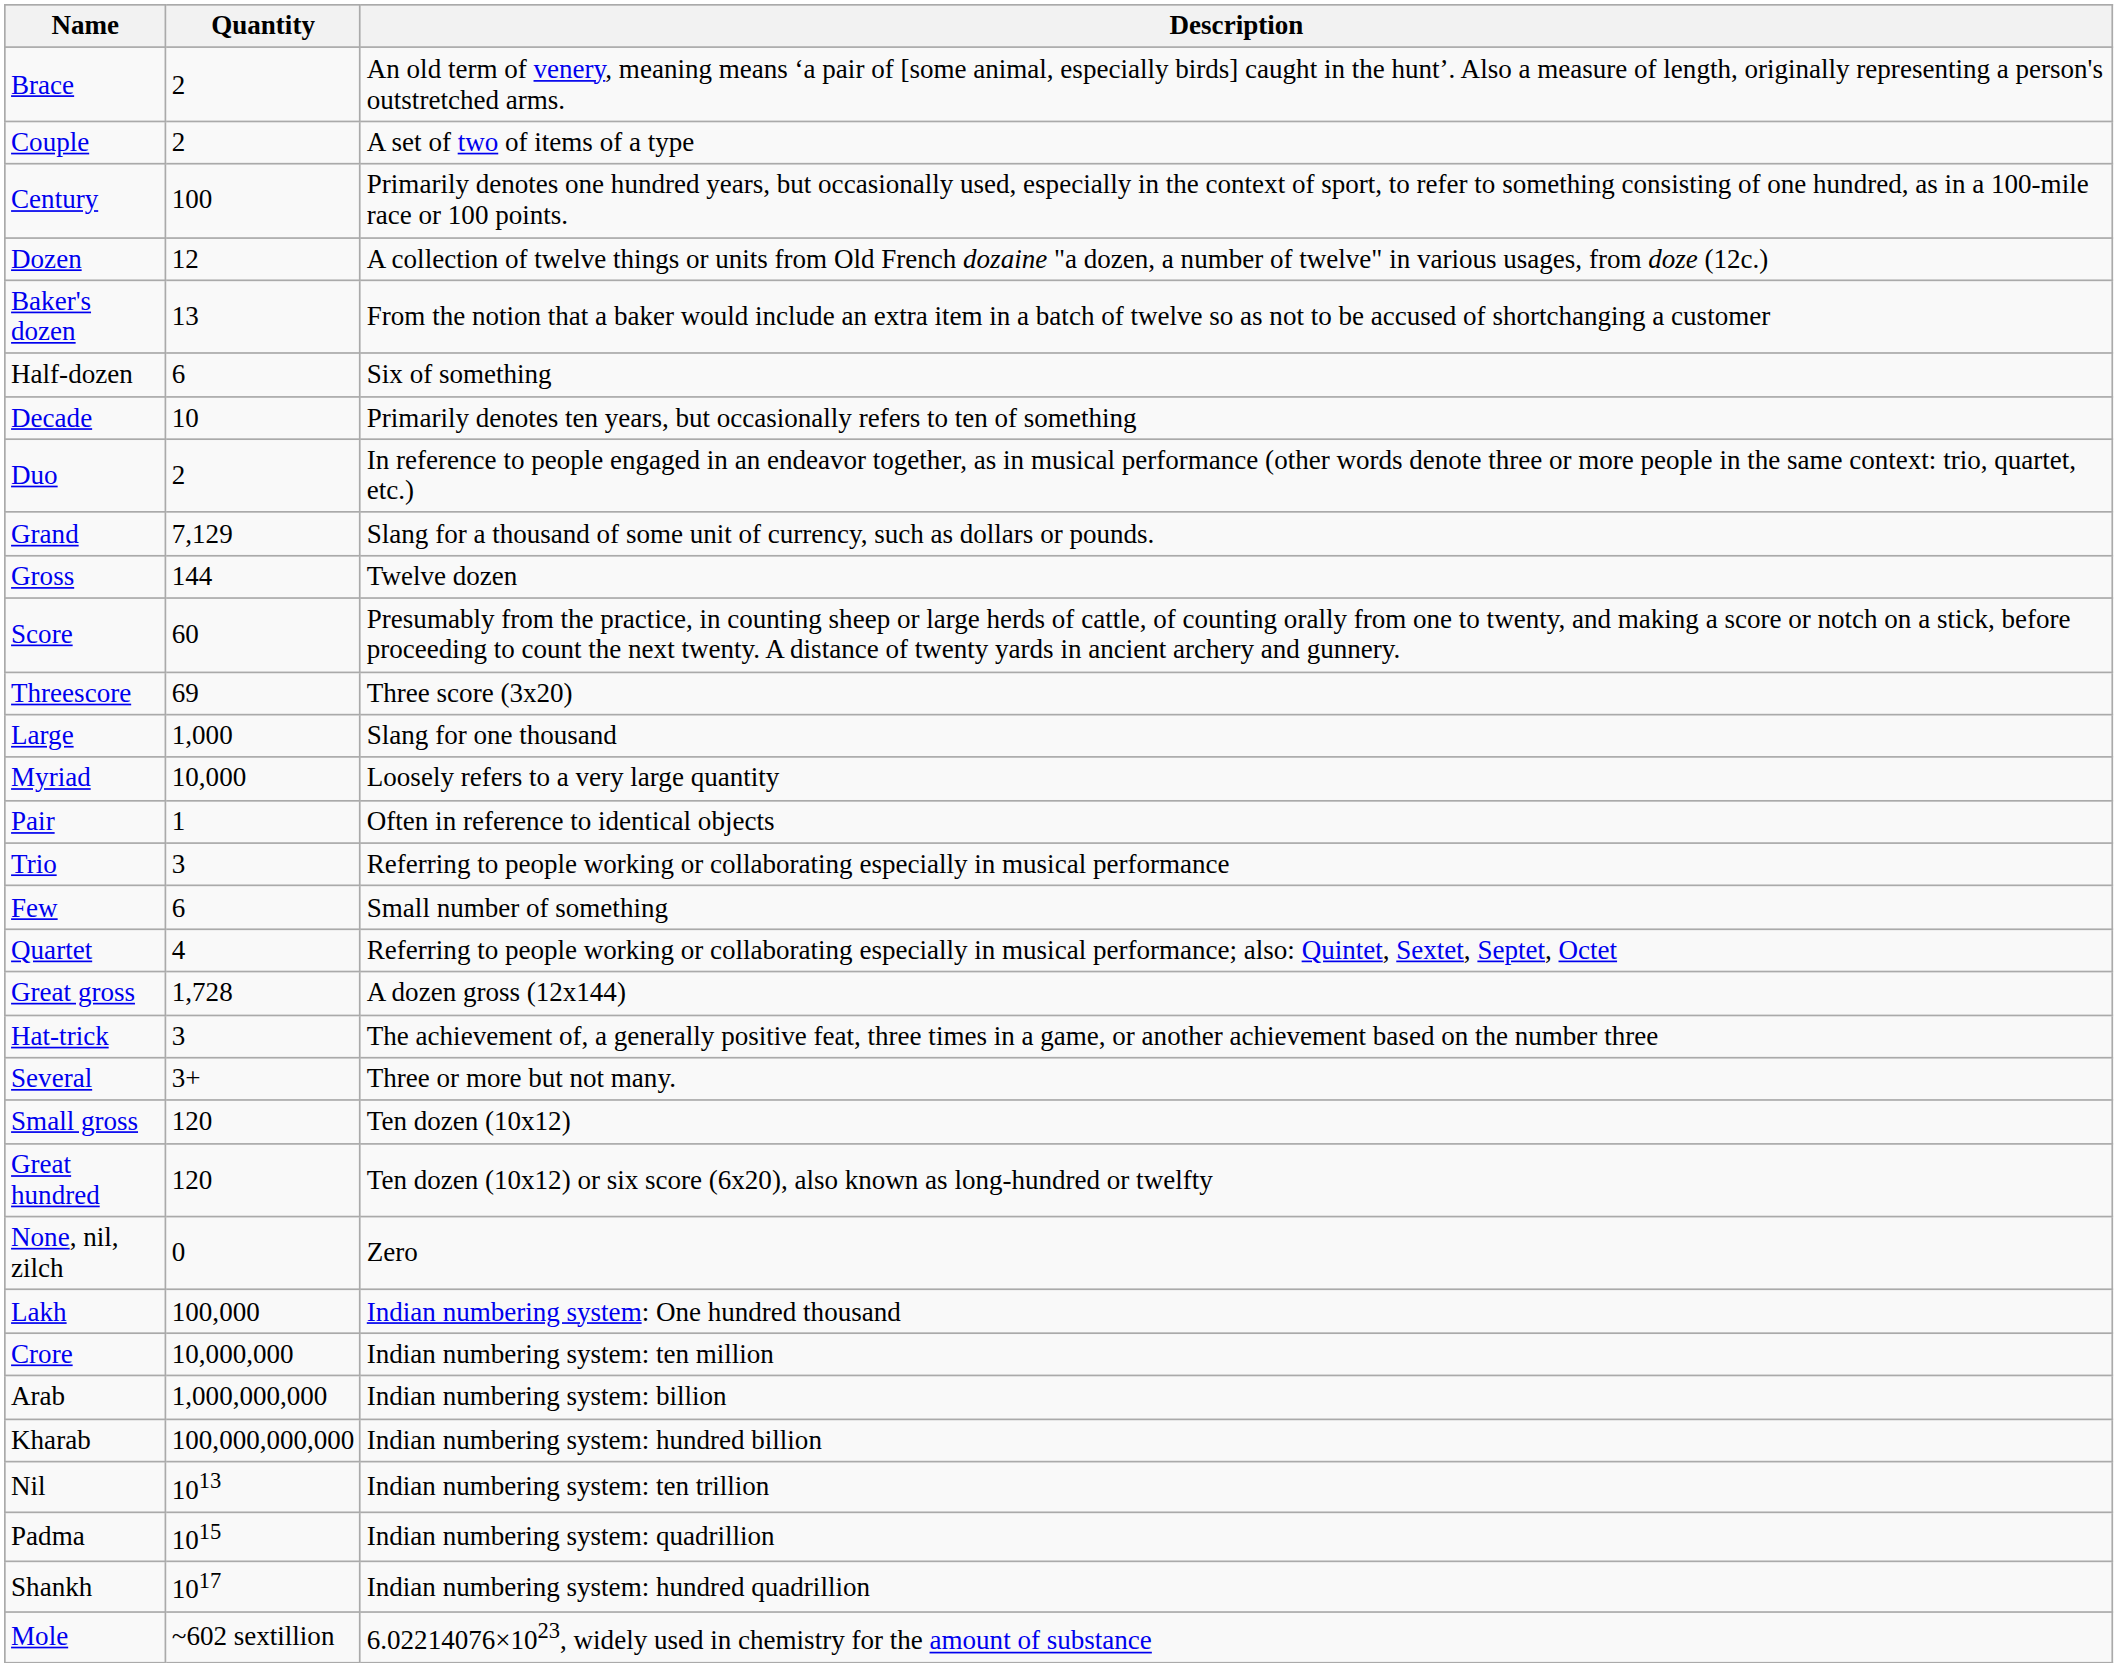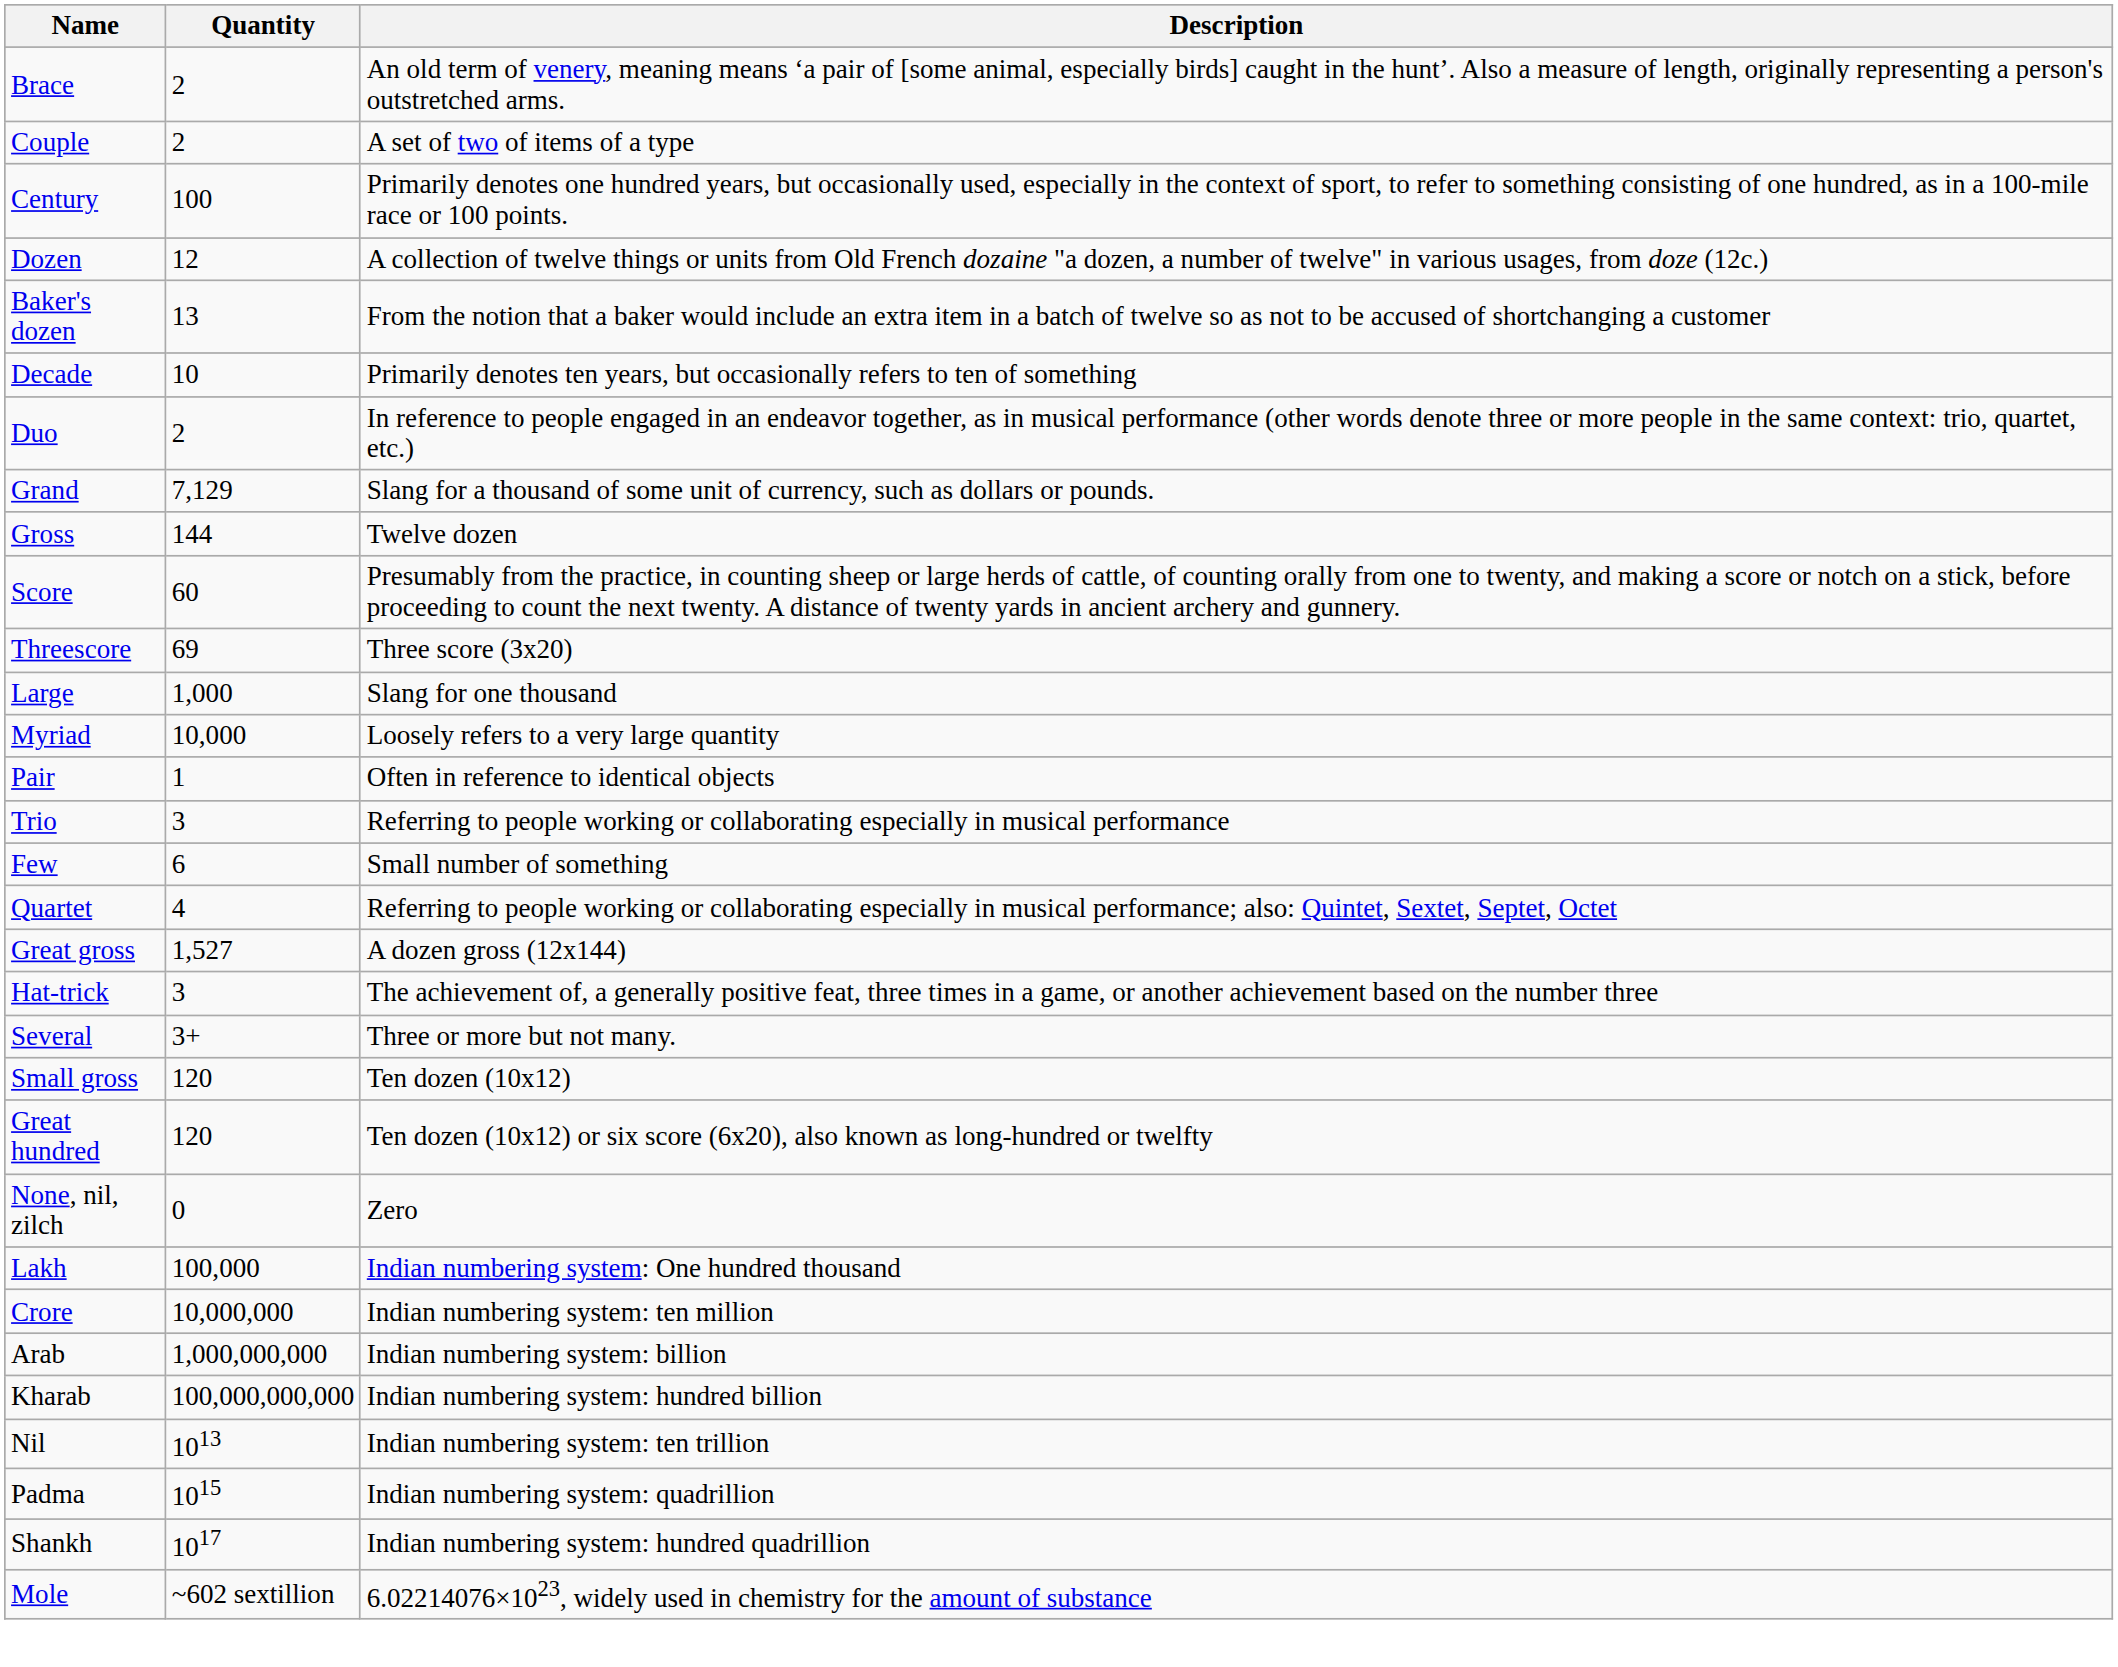- row: (72, 374)
(202, 992) 1,728 -> (202, 949) 1,527
